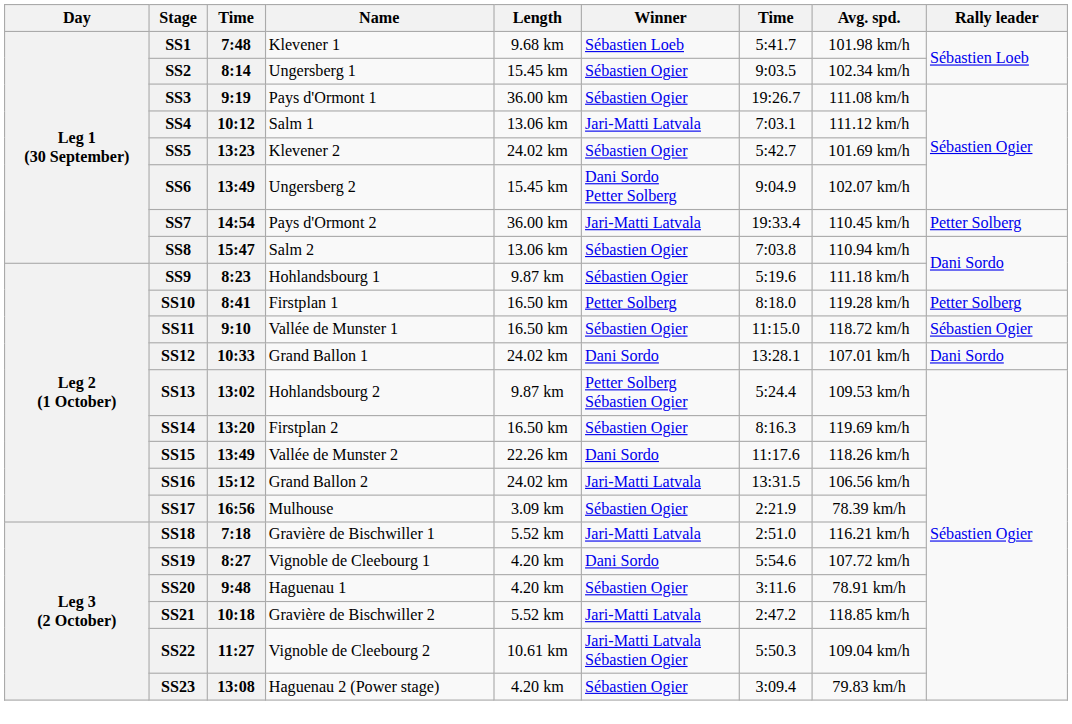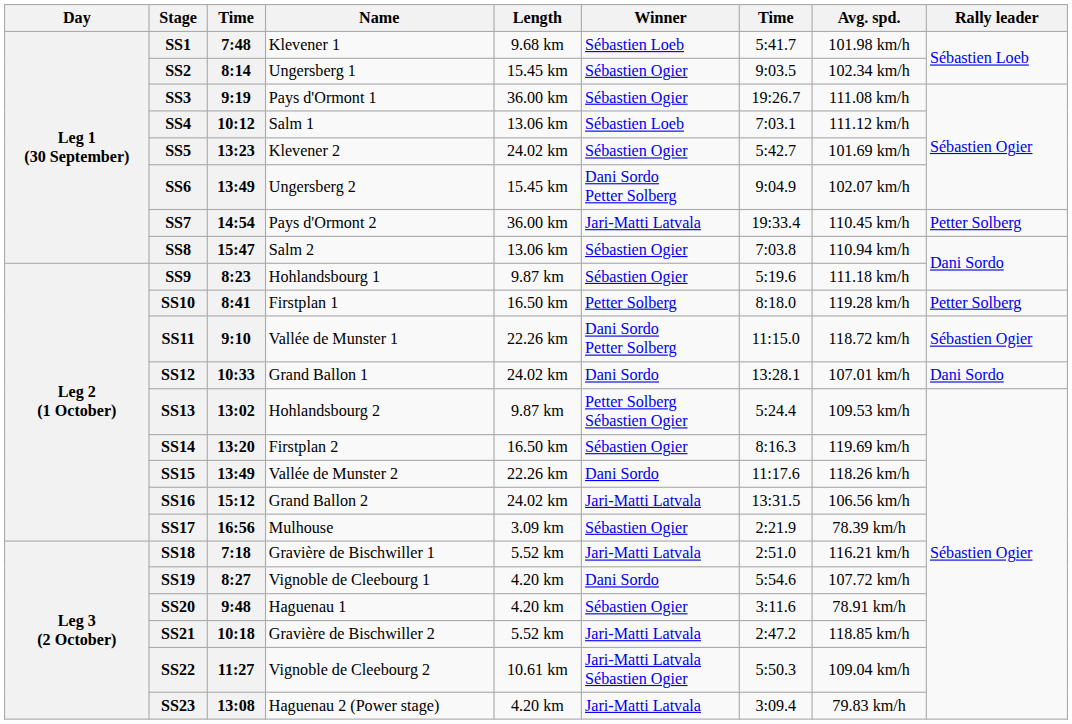(643, 124) Jari-Matti Latvala -> (635, 124) Sébastien Loeb
(537, 329) 16.50 km -> (537, 339) 22.26 km
(636, 329) Sébastien Ogier -> (631, 339) Dani Sordo Petter Solberg
(636, 687) Sébastien Ogier -> (643, 706) Jari-Matti Latvala
